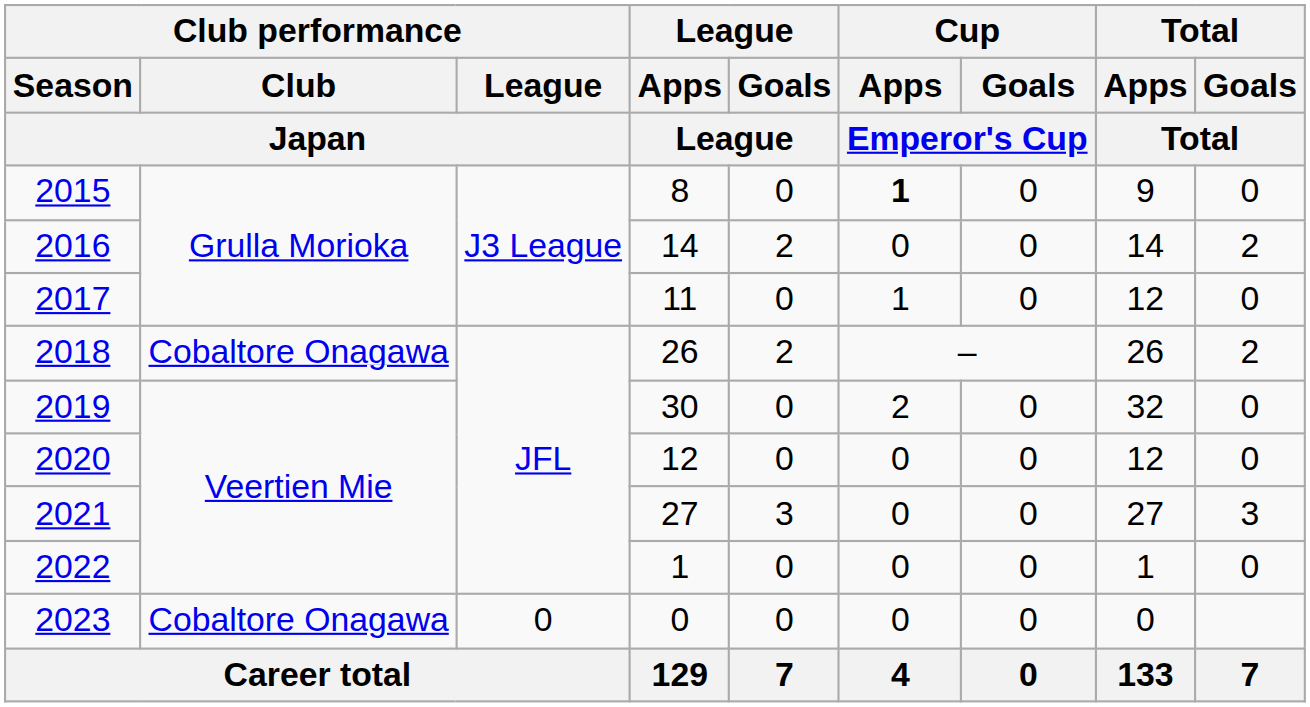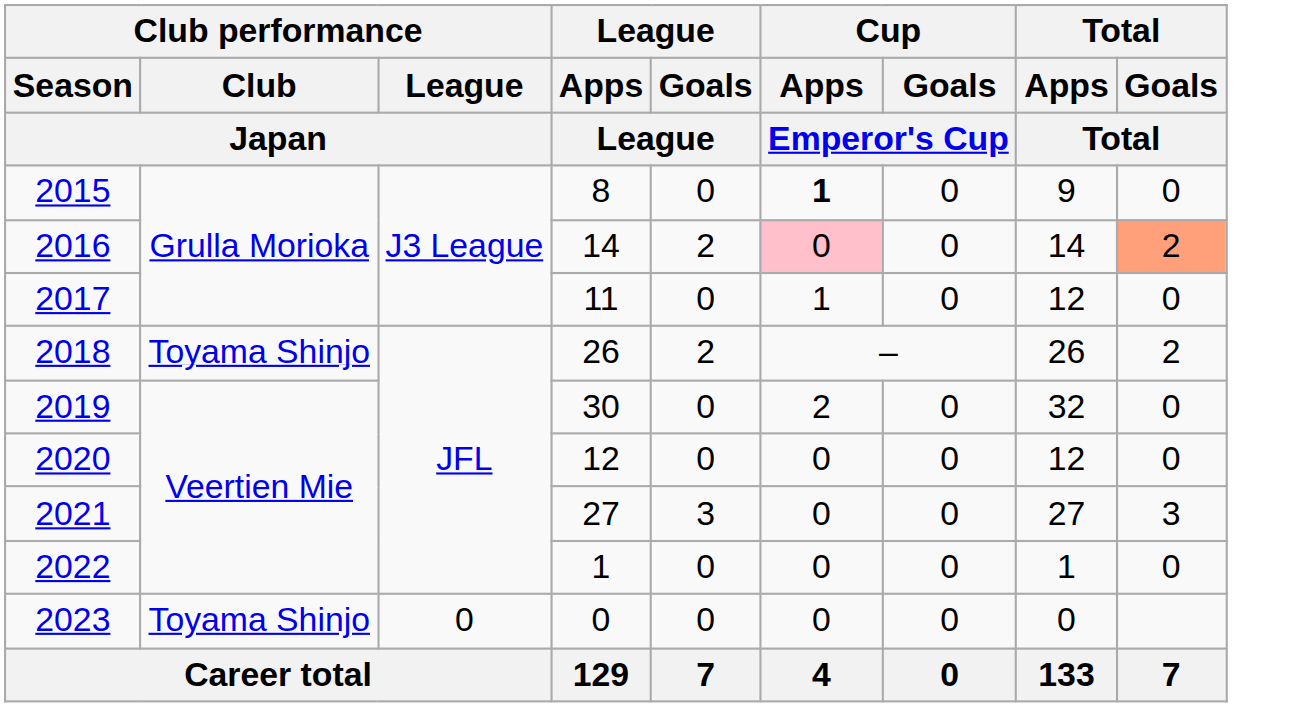(900, 245) no background -> (821, 245) pink background
(1250, 245) no background -> (1171, 245) lightsalmon background
(299, 352) Cobaltore Onagawa -> (259, 352) Toyama Shinjo
(299, 620) Cobaltore Onagawa -> (259, 620) Toyama Shinjo
